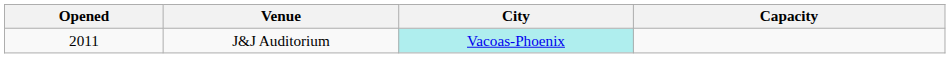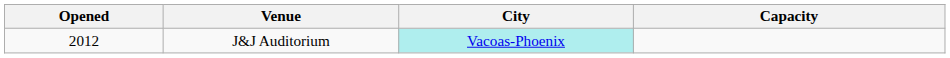(84, 40) 2011 -> (84, 40) 2012
